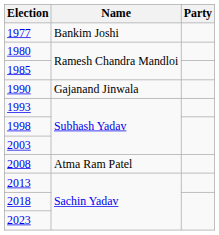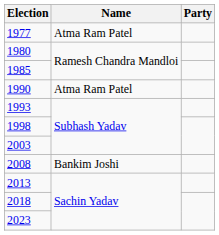(86, 32) Bankim Joshi -> (93, 32) Atma Ram Patel
(96, 88) Gajanand Jinwala -> (93, 88) Atma Ram Patel
(93, 164) Atma Ram Patel -> (86, 164) Bankim Joshi
